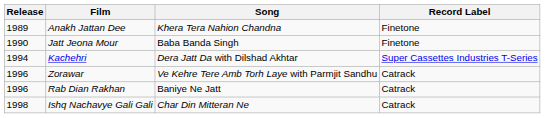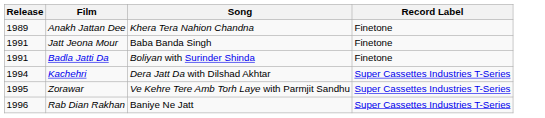(17, 43) 1990 -> (17, 43) 1991
+ row: (78, 58)
(17, 74) 1996 -> (17, 89) 1995
(398, 74) Catrack -> (432, 89) Super Cassettes Industries T-Series
(398, 89) Catrack -> (432, 105) Super Cassettes Industries T-Series
- row: (100, 105)
